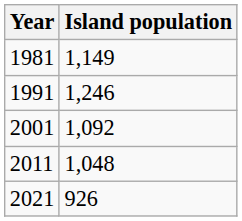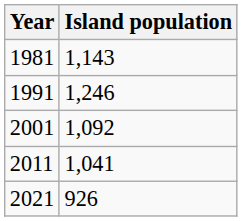(90, 57) 1,149 -> (90, 57) 1,143
(90, 163) 1,048 -> (90, 163) 1,041
